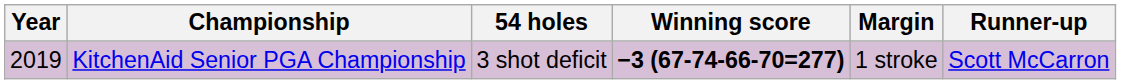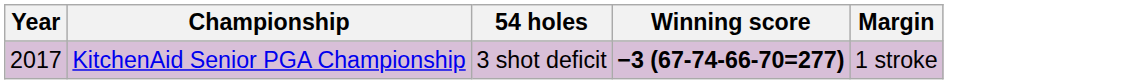- column: (1029, 22)
(36, 59) 2019 -> (36, 59) 2017
